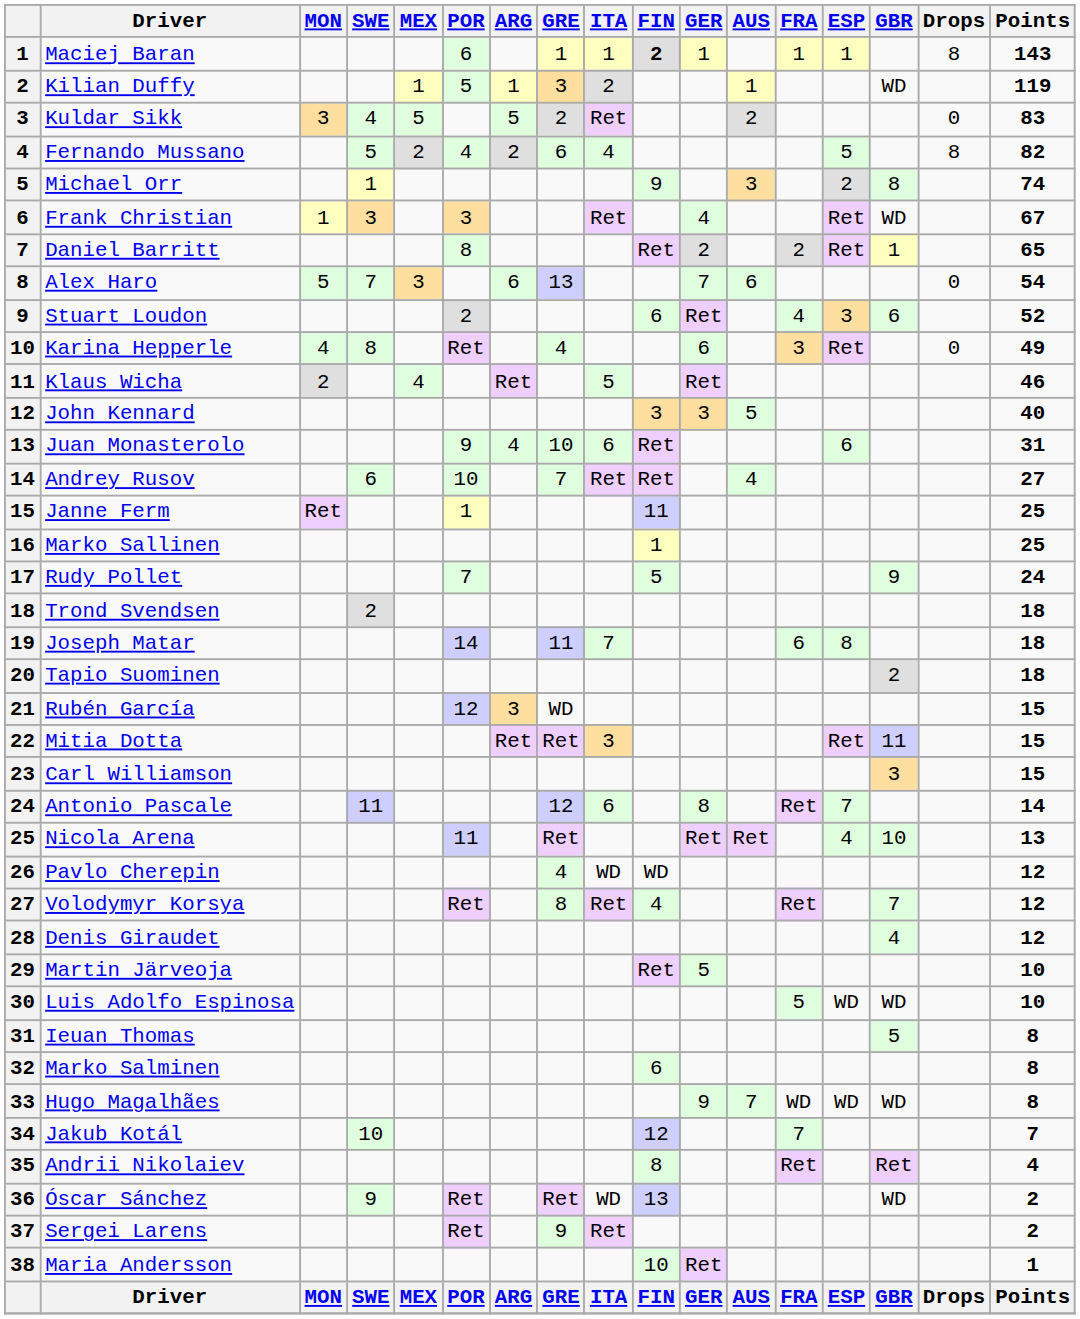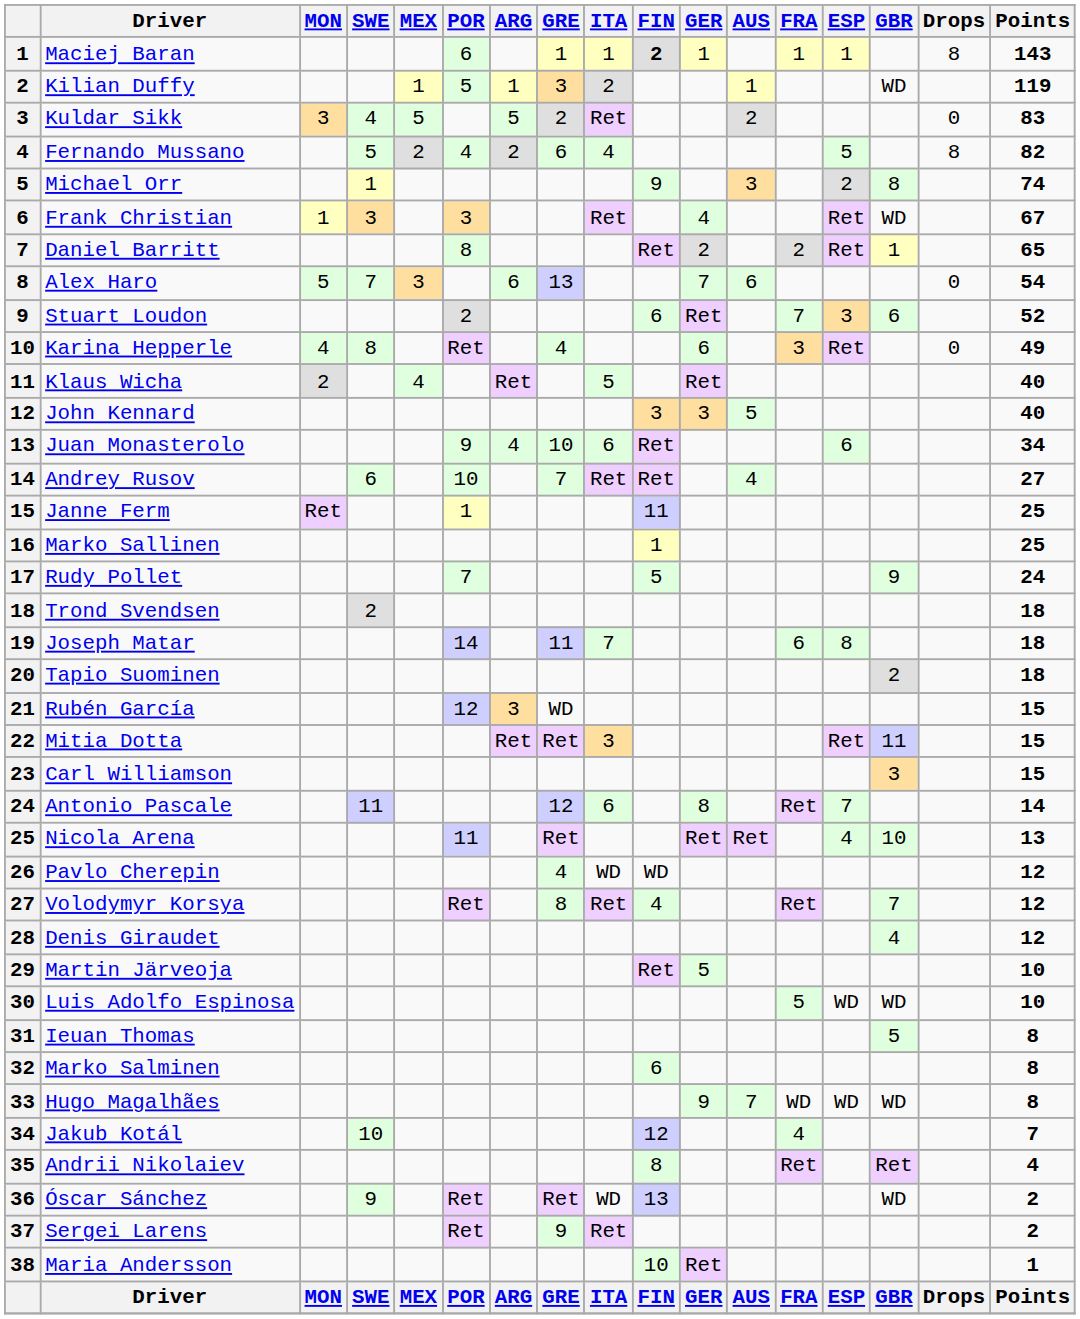(799, 316) 4 -> (799, 316) 7
(1033, 381) 46 -> (1033, 381) 40
(1033, 447) 31 -> (1033, 447) 34
(799, 1134) 7 -> (799, 1134) 4
